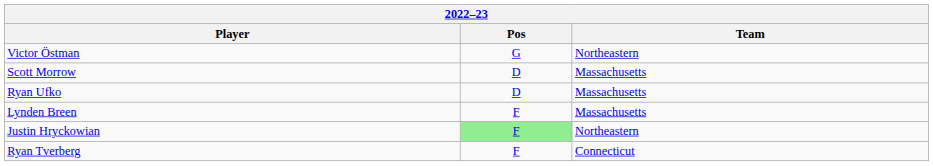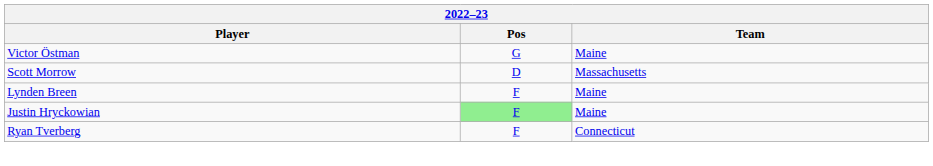(607, 53) Northeastern -> (591, 53) Maine
- row: (34, 92)
(611, 111) Massachusetts -> (591, 92) Maine
(607, 131) Northeastern -> (591, 111) Maine
